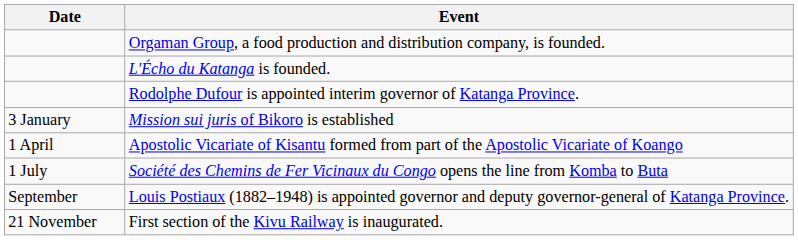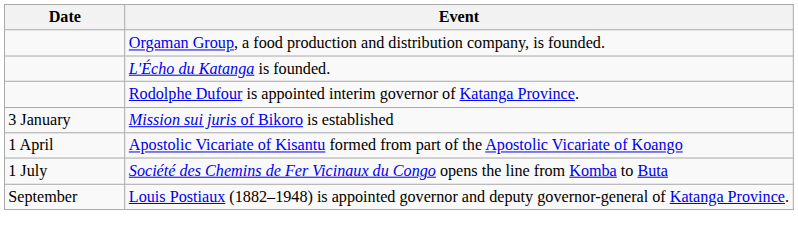- row: (286, 222)
